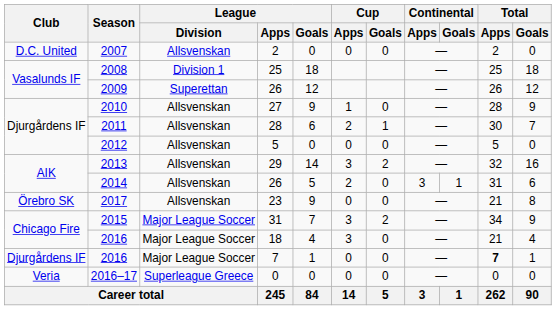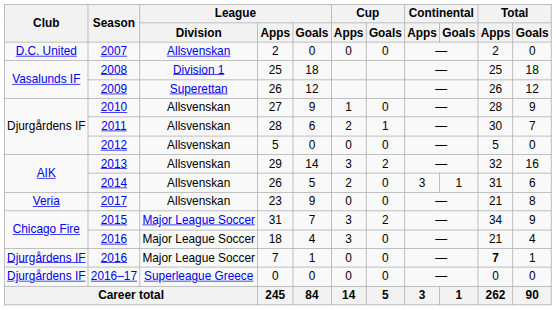(46, 201) Örebro SK -> (46, 201) Veria
(46, 276) Veria -> (46, 276) Djurgårdens IF
